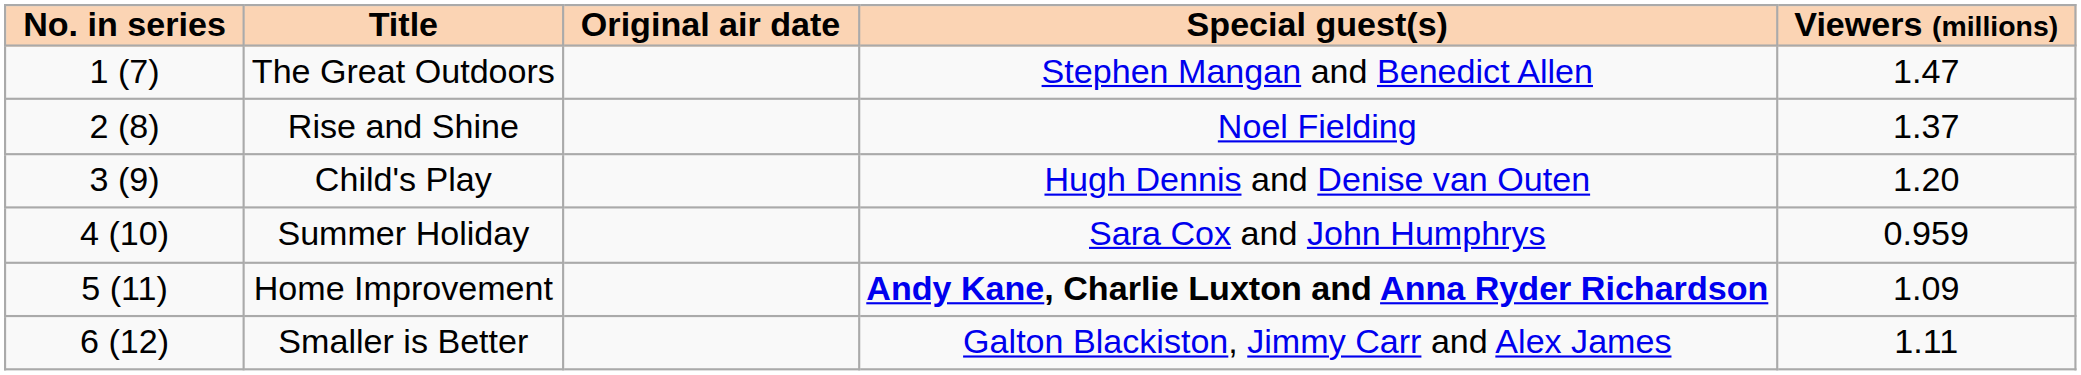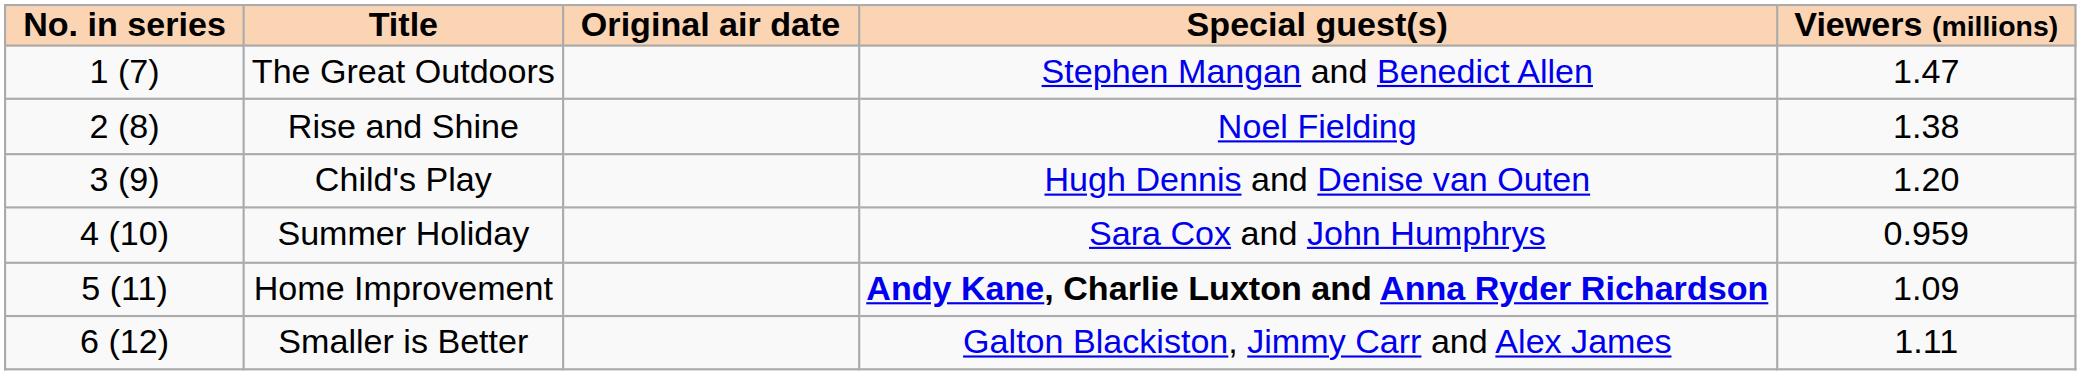(1926, 126) 1.37 -> (1926, 126) 1.38
